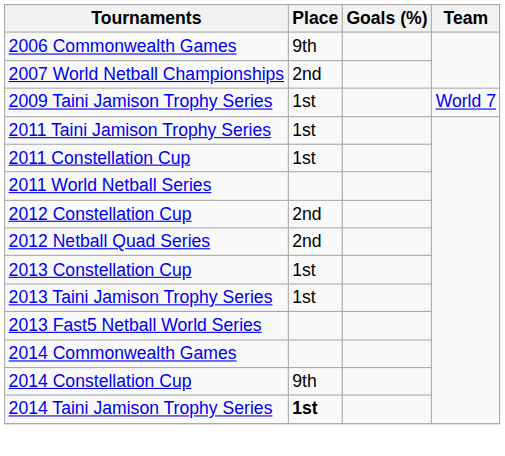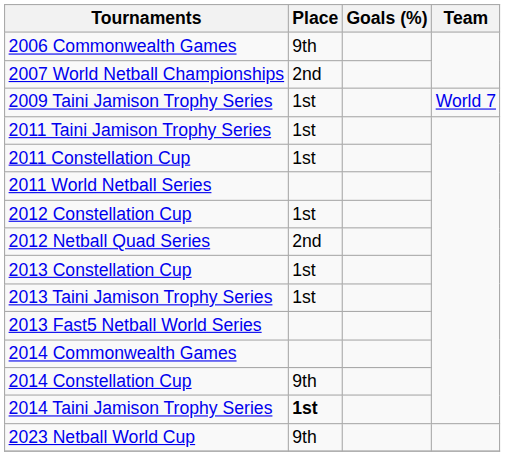(307, 213) 2nd -> (304, 213) 1st
+ row: (102, 437)
